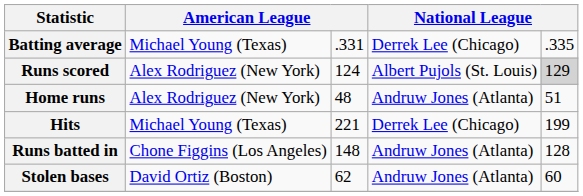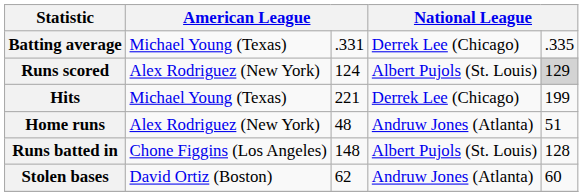rows swapped: (65, 124) <-> (65, 97)
(453, 151) Andruw Jones (Atlanta) -> (454, 151) Albert Pujols (St. Louis)
